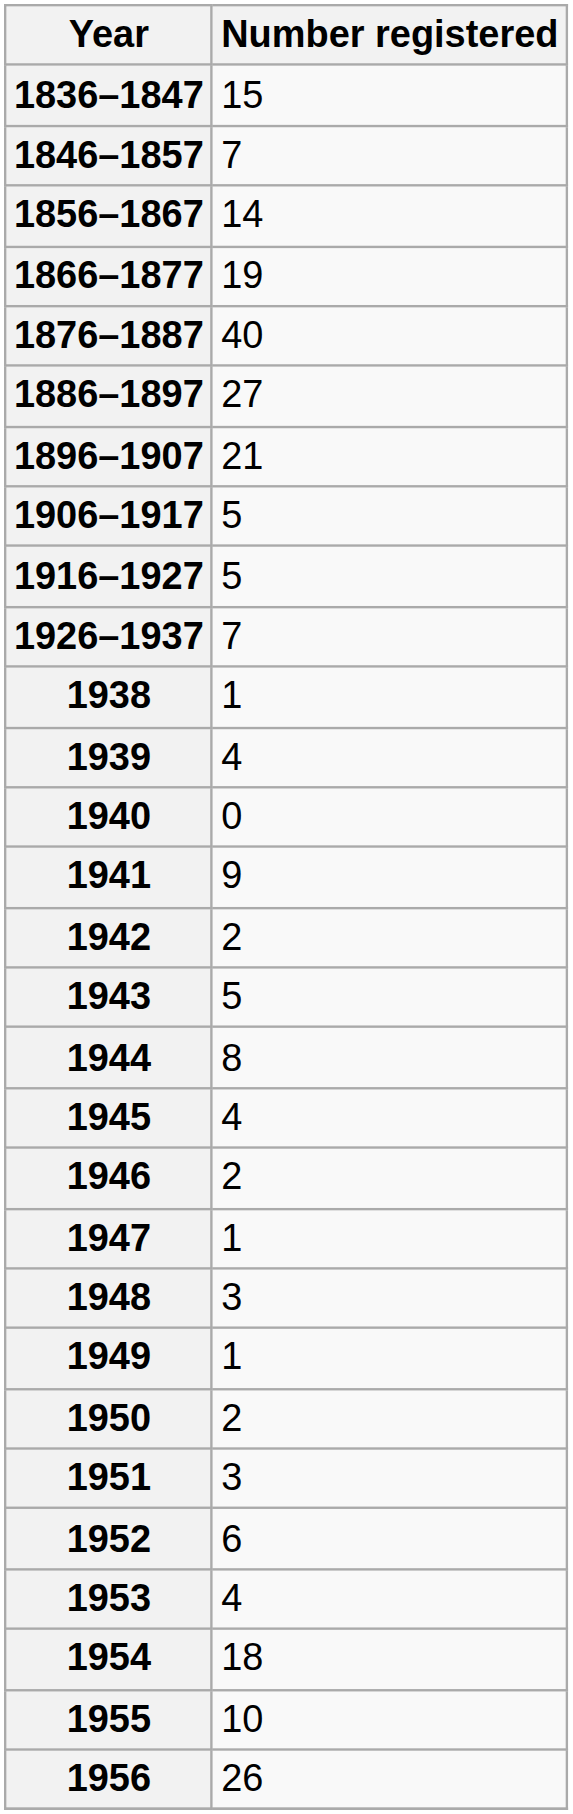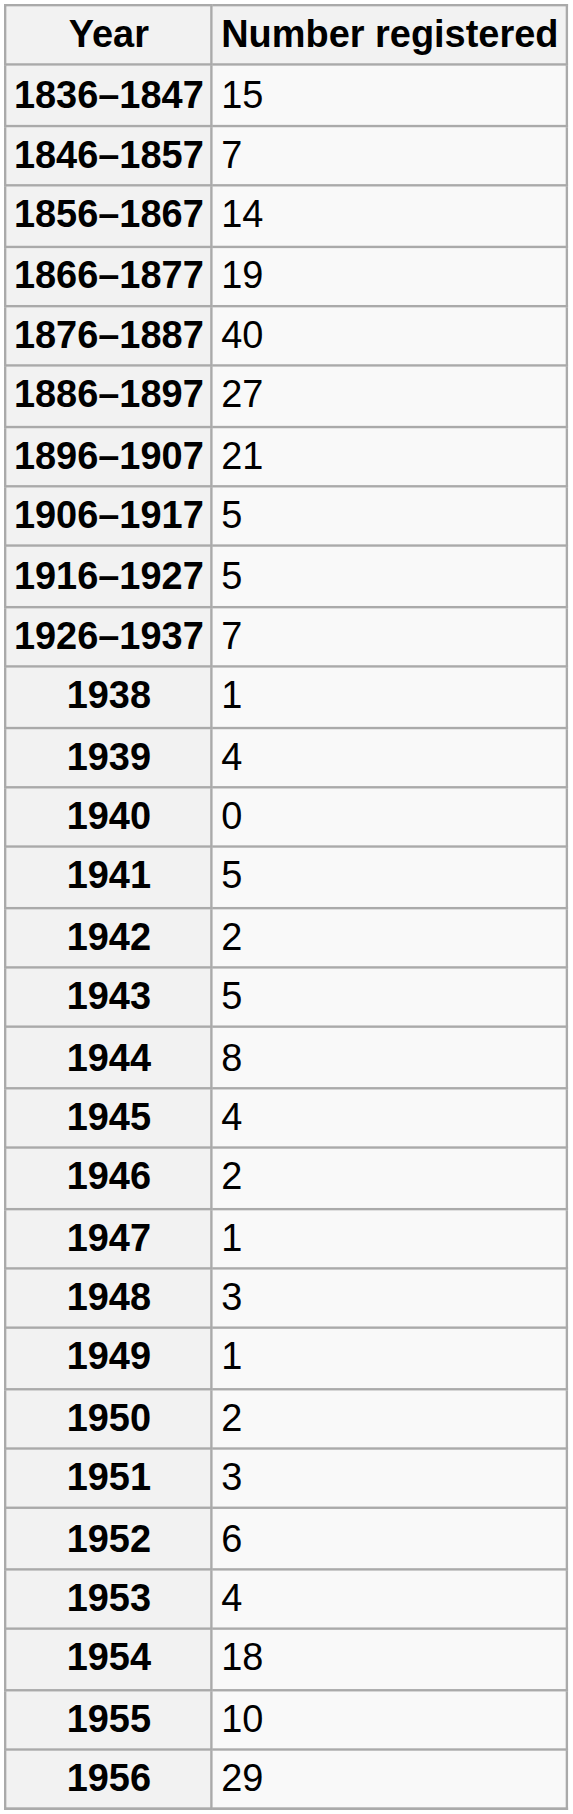(232, 876) 9 -> (232, 876) 5
(242, 1778) 26 -> (242, 1778) 29
